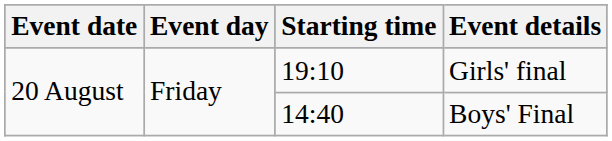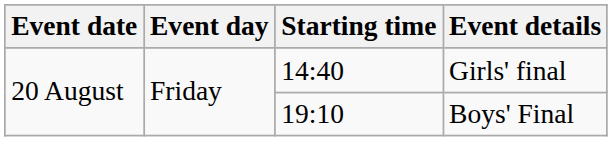(313, 69) 19:10 -> (313, 69) 14:40
(313, 113) 14:40 -> (313, 113) 19:10
